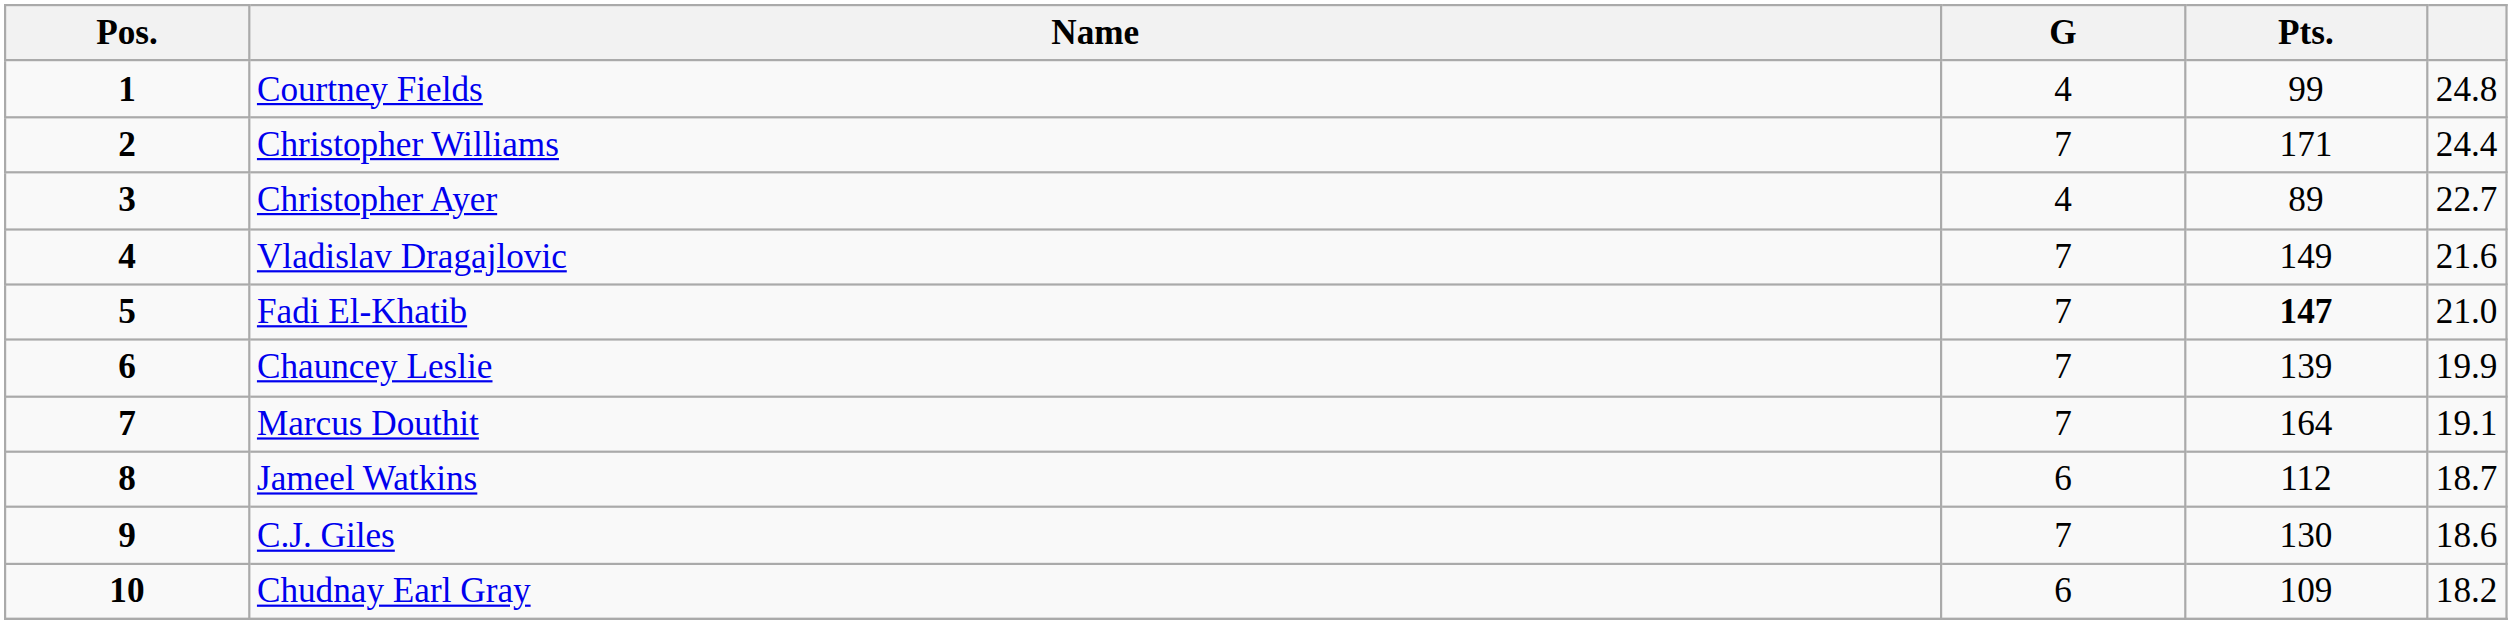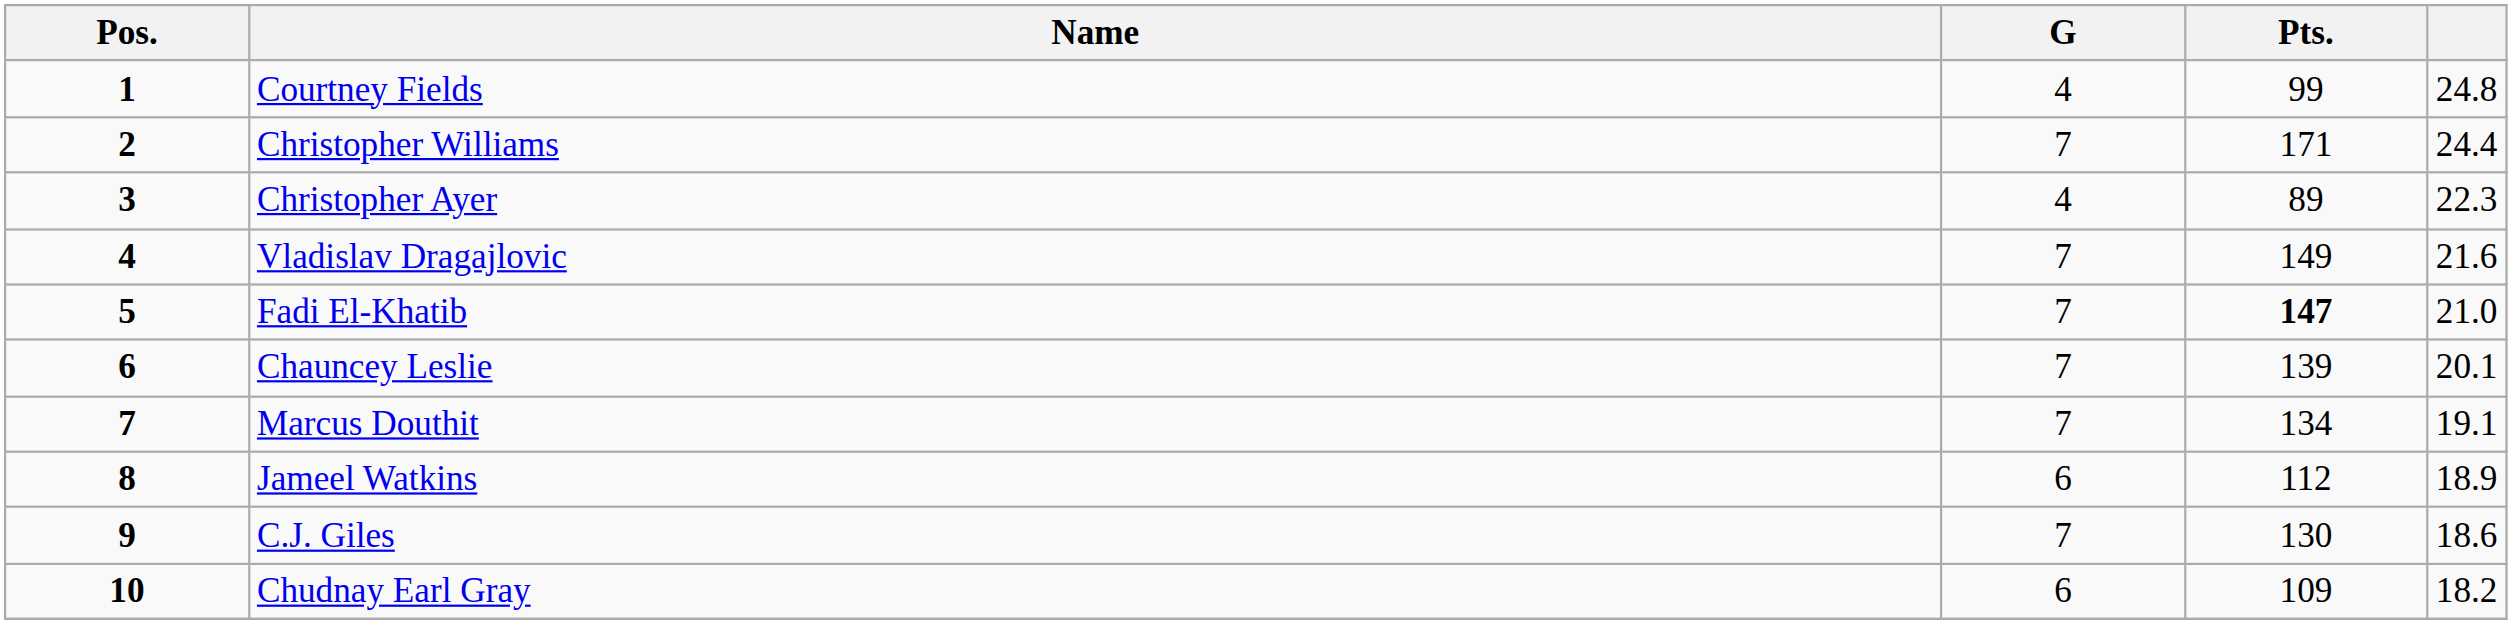(2467, 199) 22.7 -> (2467, 199) 22.3
(2467, 367) 19.9 -> (2467, 367) 20.1
(2306, 423) 164 -> (2306, 423) 134
(2467, 479) 18.7 -> (2467, 479) 18.9
